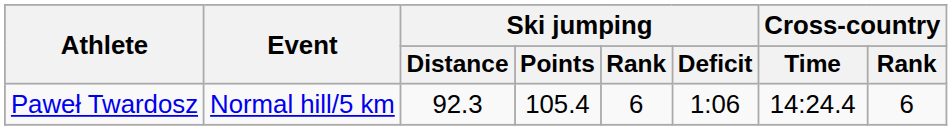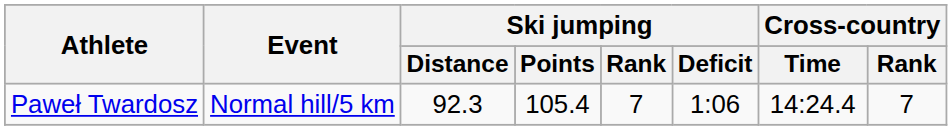(636, 105) 6 -> (636, 105) 7
(907, 105) 6 -> (907, 105) 7
